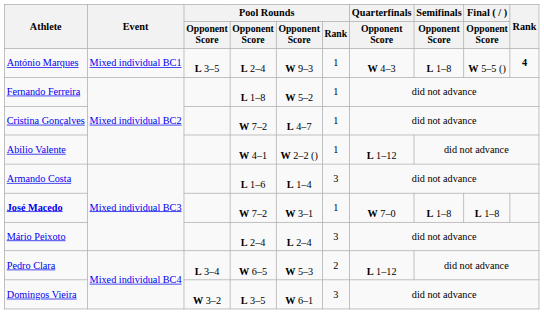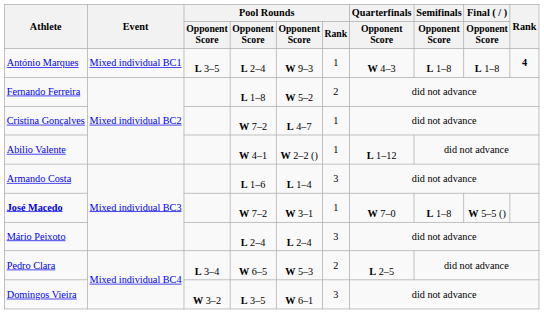(487, 69) W 5–5 () -> (487, 69) L 1–8
(336, 92) 1 -> (336, 92) 2
(487, 214) L 1–8 -> (487, 214) W 5–5 ()
(382, 272) L 1–12 -> (382, 272) L 2–5
